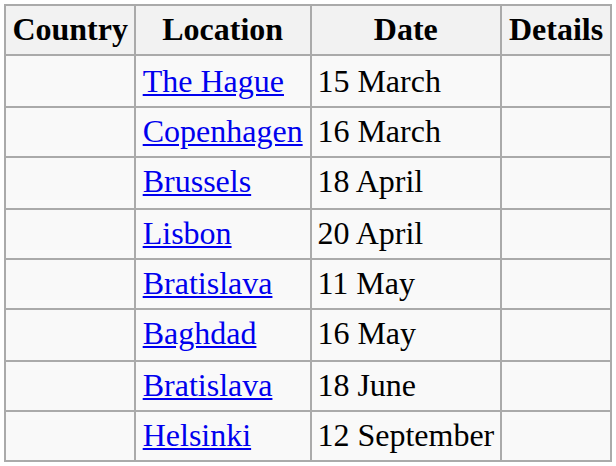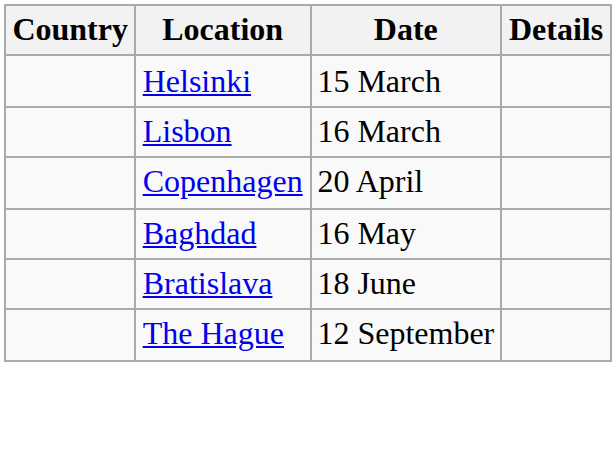(213, 80) The Hague -> (197, 80) Helsinki
(223, 131) Copenhagen -> (187, 131) Lisbon
- row: (370, 182)
(187, 232) Lisbon -> (223, 182) Copenhagen
- row: (366, 283)
(197, 435) Helsinki -> (213, 334) The Hague
